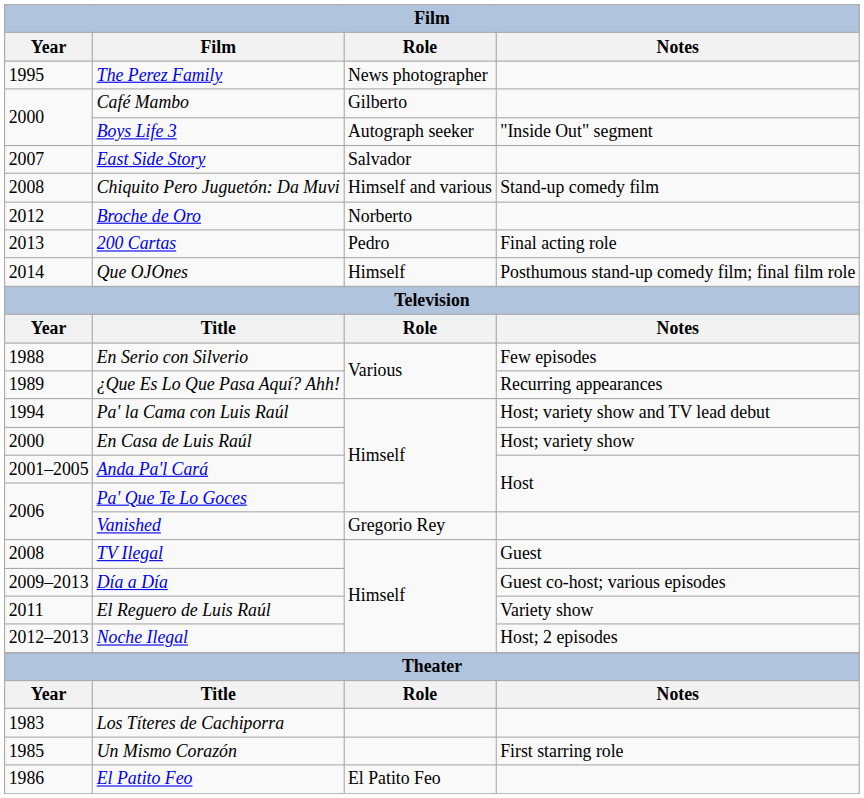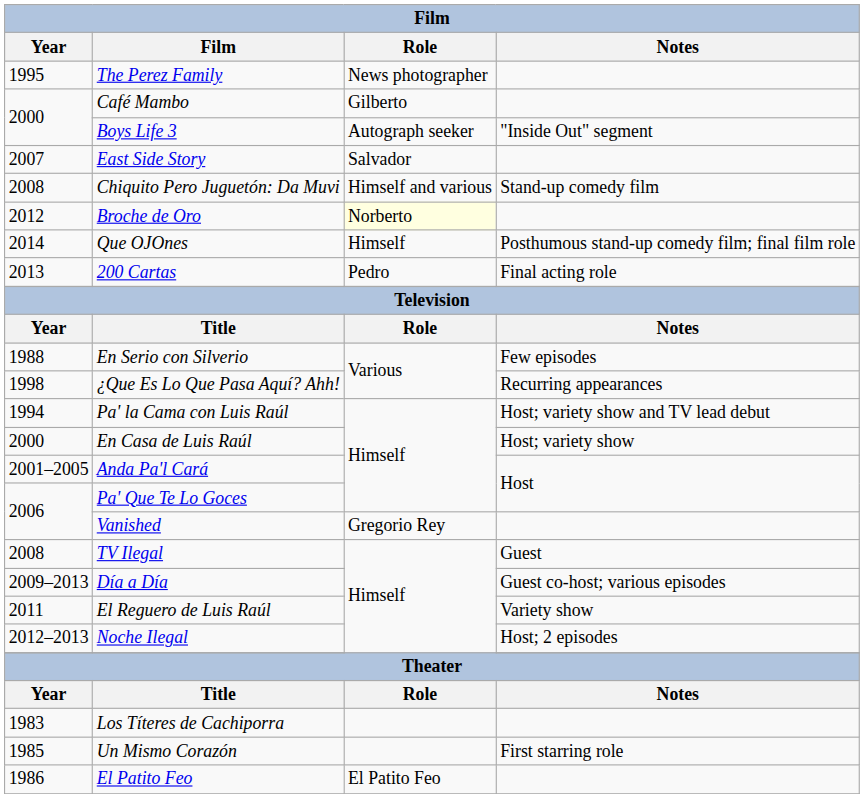(380, 215) no background -> (380, 215) lightyellow background
rows swapped: (136, 243) <-> (142, 272)
(26, 384) 1989 -> (26, 384) 1998
